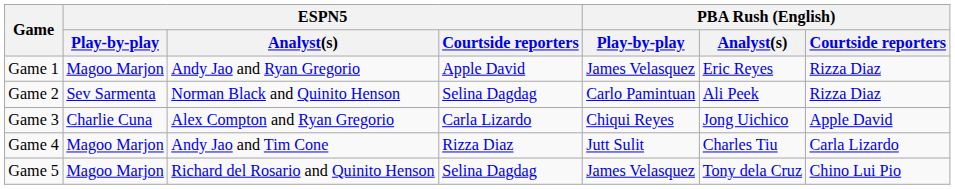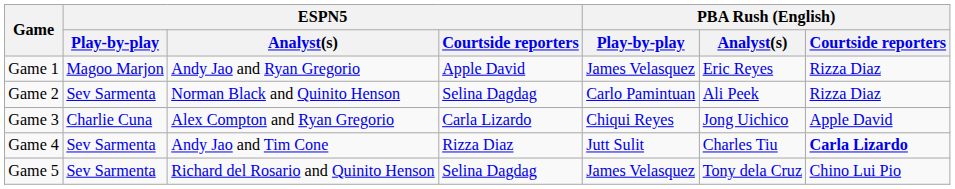(115, 145) Magoo Marjon -> (111, 145) Sev Sarmenta
(854, 145) normal -> (859, 145) bold
(115, 171) Magoo Marjon -> (111, 171) Sev Sarmenta
